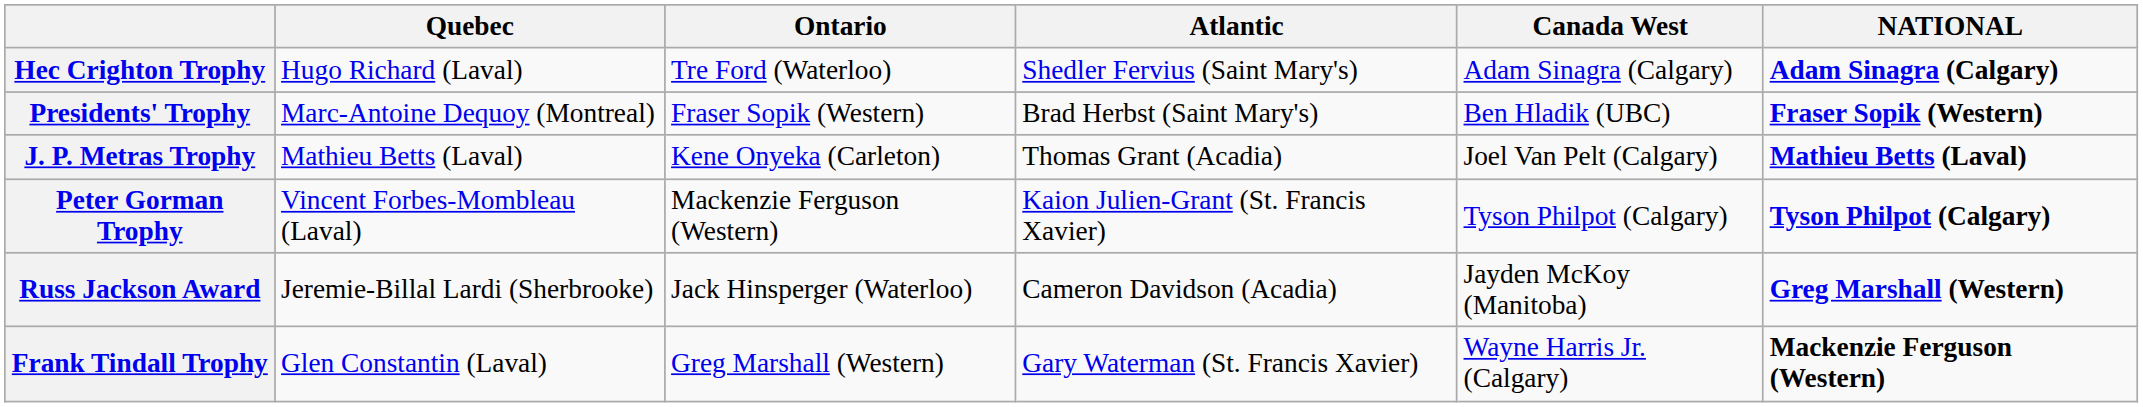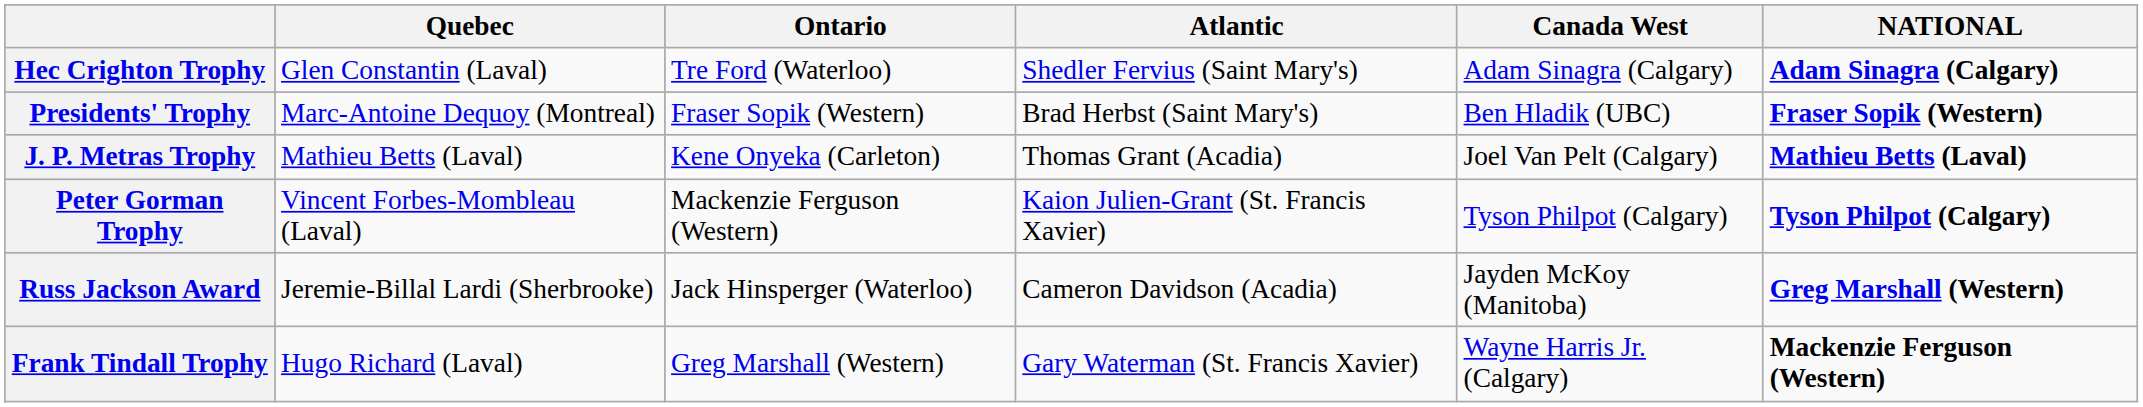(402, 69) Hugo Richard (Laval) -> (414, 69) Glen Constantin (Laval)
(414, 363) Glen Constantin (Laval) -> (402, 363) Hugo Richard (Laval)
